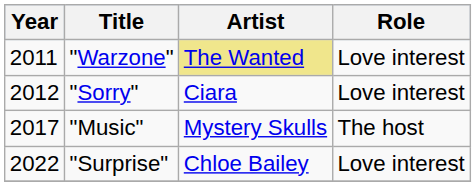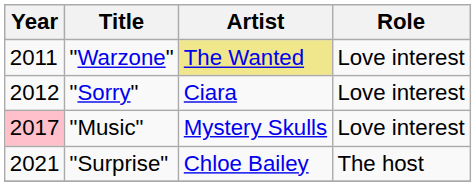(35, 127) no background -> (35, 127) pink background
(381, 127) The host -> (401, 127) Love interest
(35, 163) 2022 -> (35, 163) 2021
(401, 163) Love interest -> (381, 163) The host
